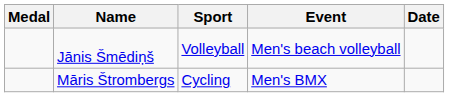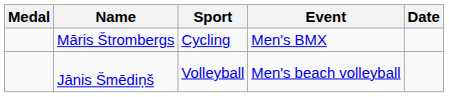rows swapped: (116, 80) <-> (105, 57)
